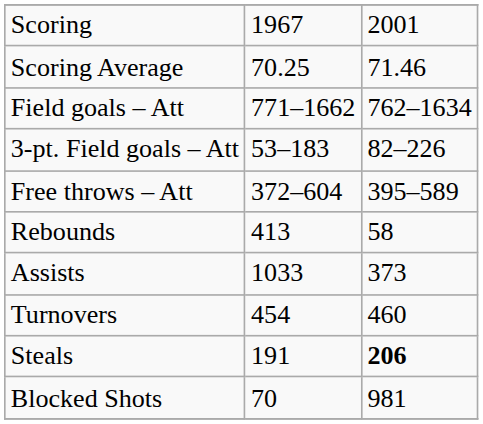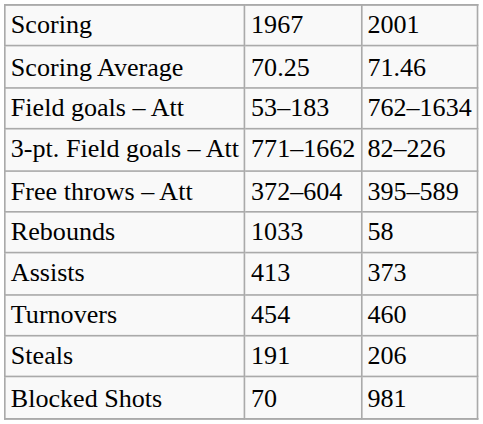(303, 107) 771–1662 -> (290, 107) 53–183
(290, 149) 53–183 -> (303, 149) 771–1662
(271, 231) 413 -> (277, 231) 1033
(277, 273) 1033 -> (271, 273) 413
(387, 356) bold -> (387, 356) normal
